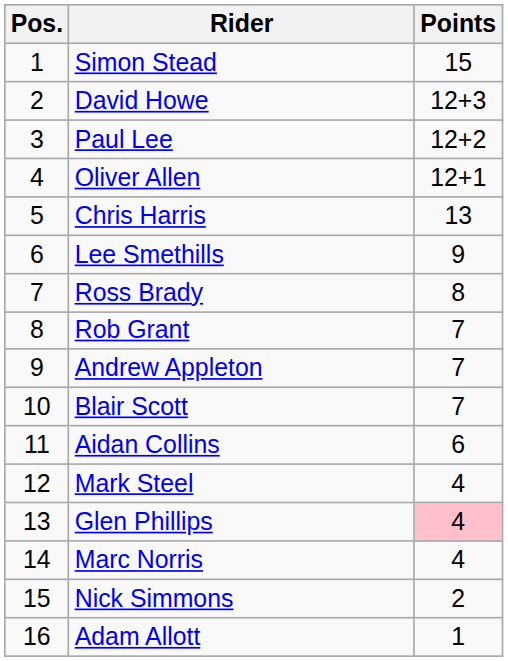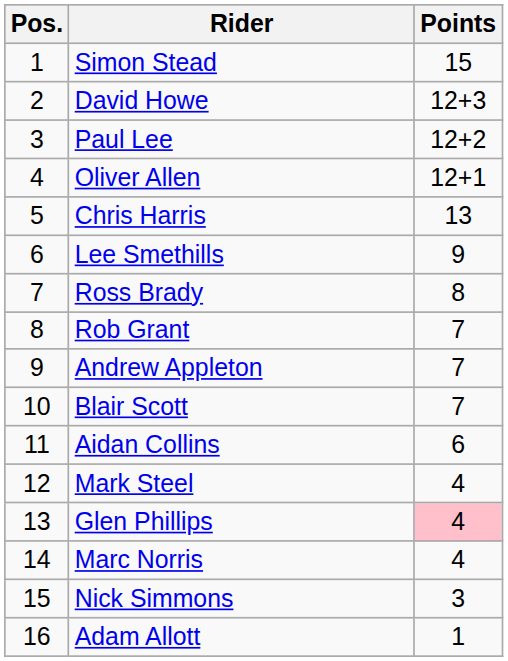(458, 598) 2 -> (458, 598) 3
